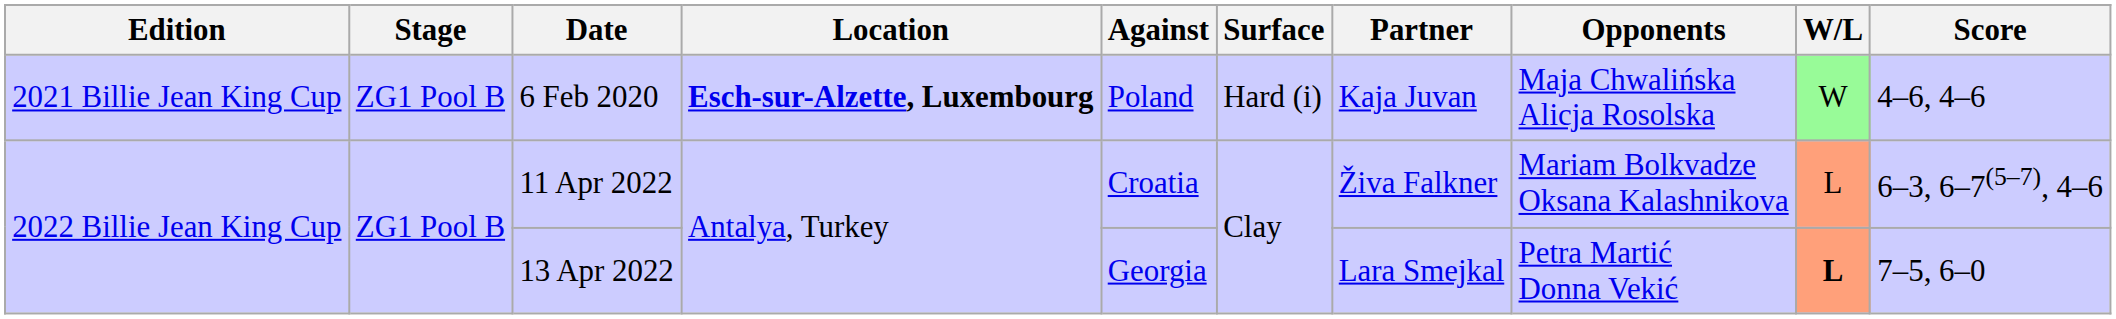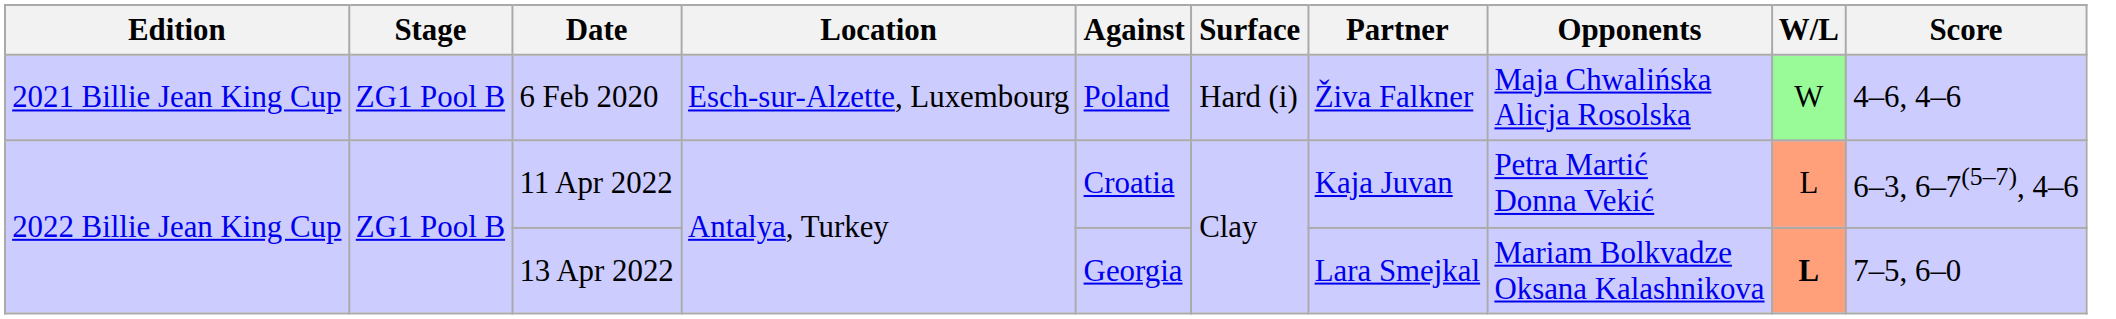(891, 97) bold -> (879, 97) normal
(1408, 97) Kaja Juvan -> (1394, 97) Živa Falkner
(1418, 183) Živa Falkner -> (1384, 183) Kaja Juvan
(1654, 183) Mariam Bolkvadze Oksana Kalashnikova -> (1574, 183) Petra Martić Donna Vekić
(1598, 268) Petra Martić Donna Vekić -> (1629, 268) Mariam Bolkvadze Oksana Kalashnikova
